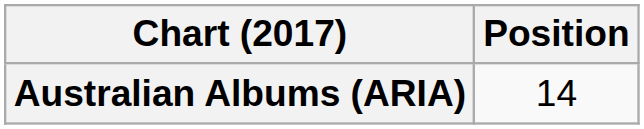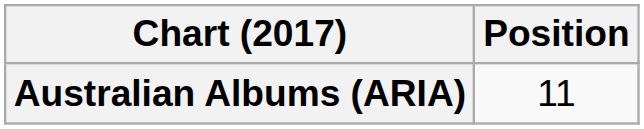(556, 92) 14 -> (556, 92) 11
